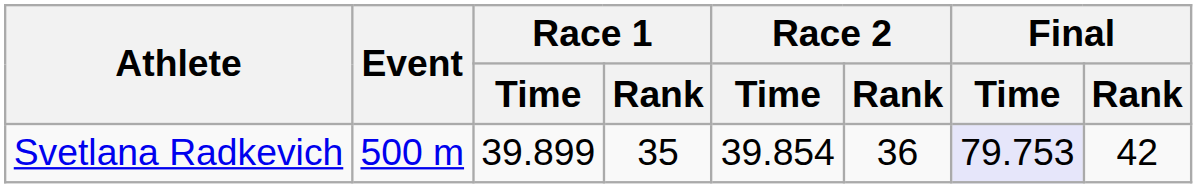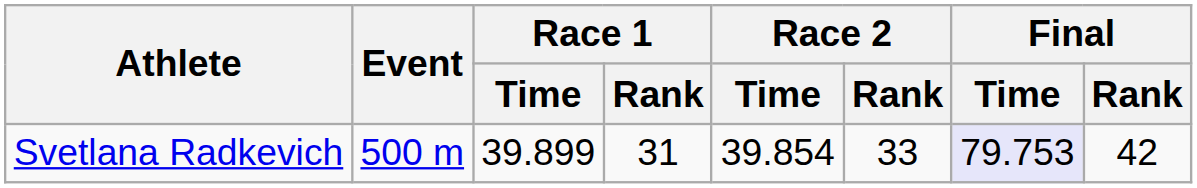(658, 152) 35 -> (658, 152) 31
(898, 152) 36 -> (898, 152) 33
